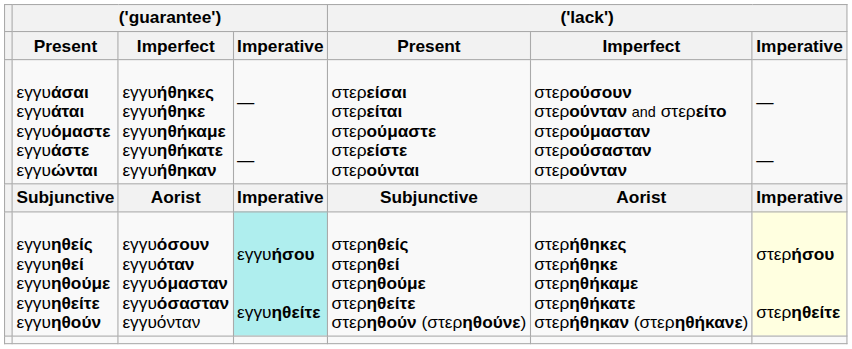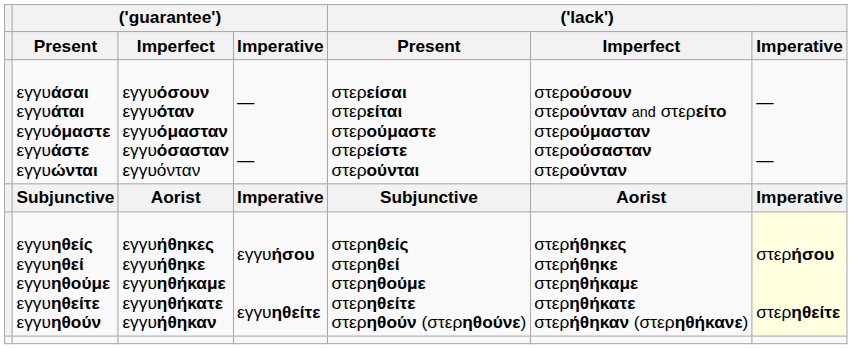(174, 131) εγγυήθηκες εγγυήθηκε εγγυηθήκαμε εγγυηθήκατε εγγυήθηκαν -> (176, 131) εγγυόσουν εγγυόταν εγγυόμασταν εγγυόσασταν εγγυόνταν
(176, 283) εγγυόσουν εγγυόταν εγγυόμασταν εγγυόσασταν εγγυόνταν -> (174, 283) εγγυήθηκες εγγυήθηκε εγγυηθήκαμε εγγυηθήκατε εγγυήθηκαν
(279, 273) paleturquoise background -> (279, 273) no background
